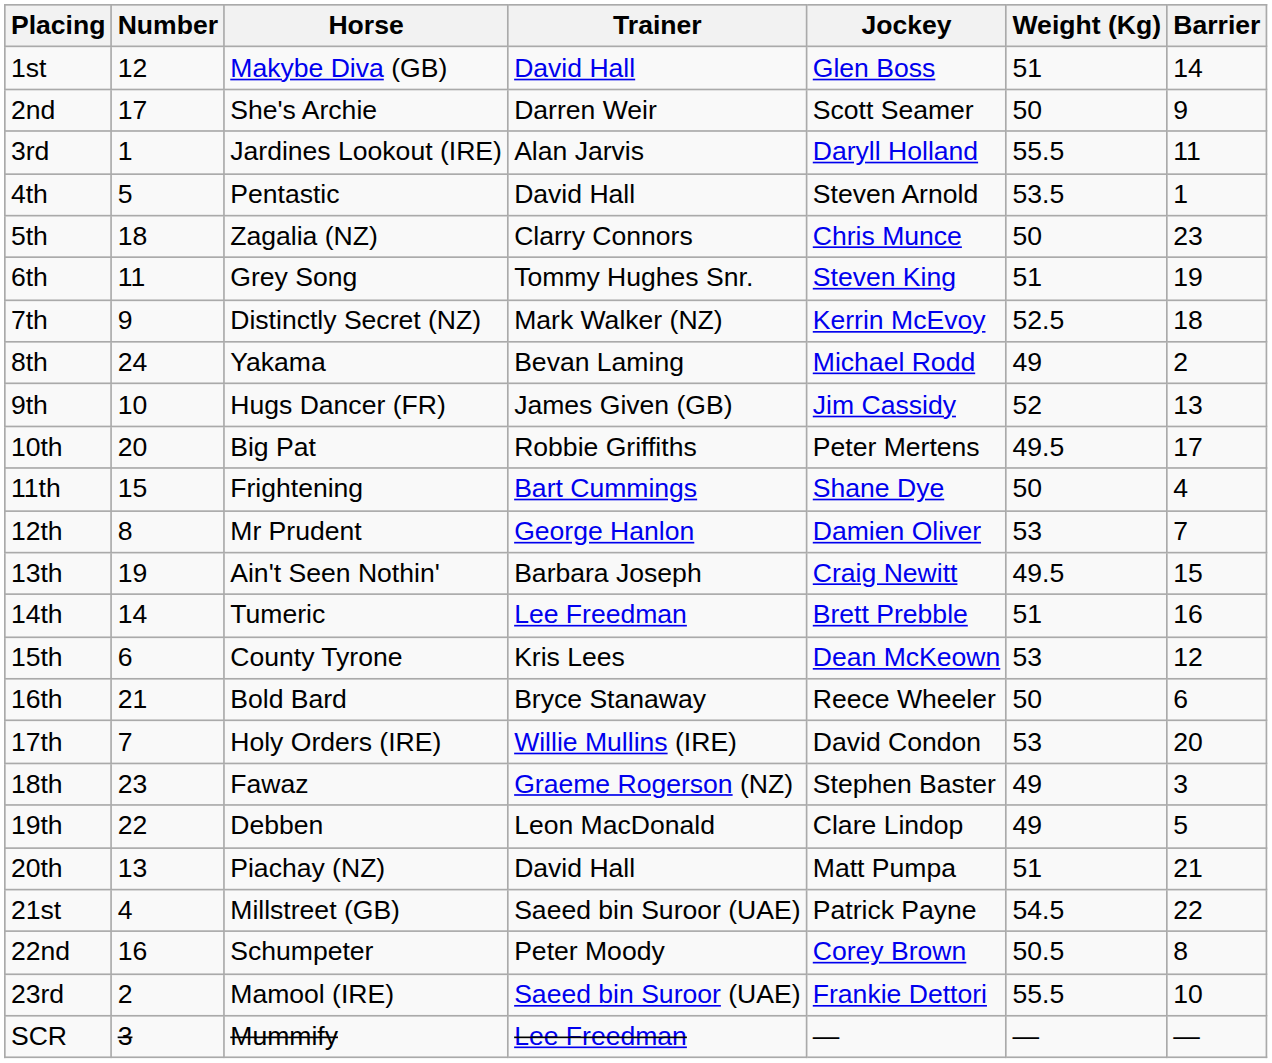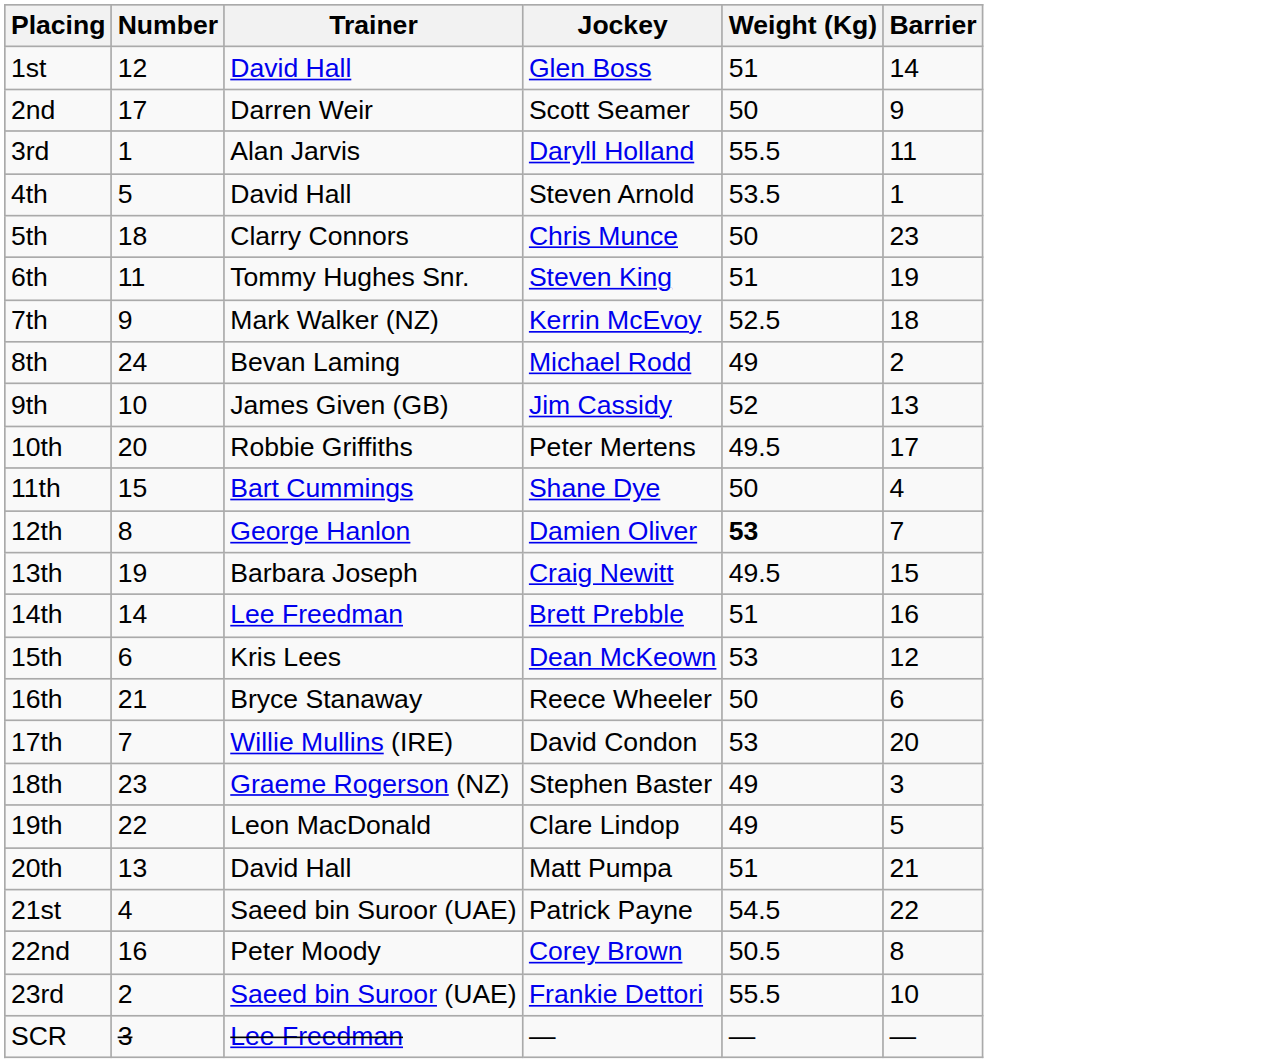- column: (366, 25)
(1027, 531) normal -> (743, 531) bold
